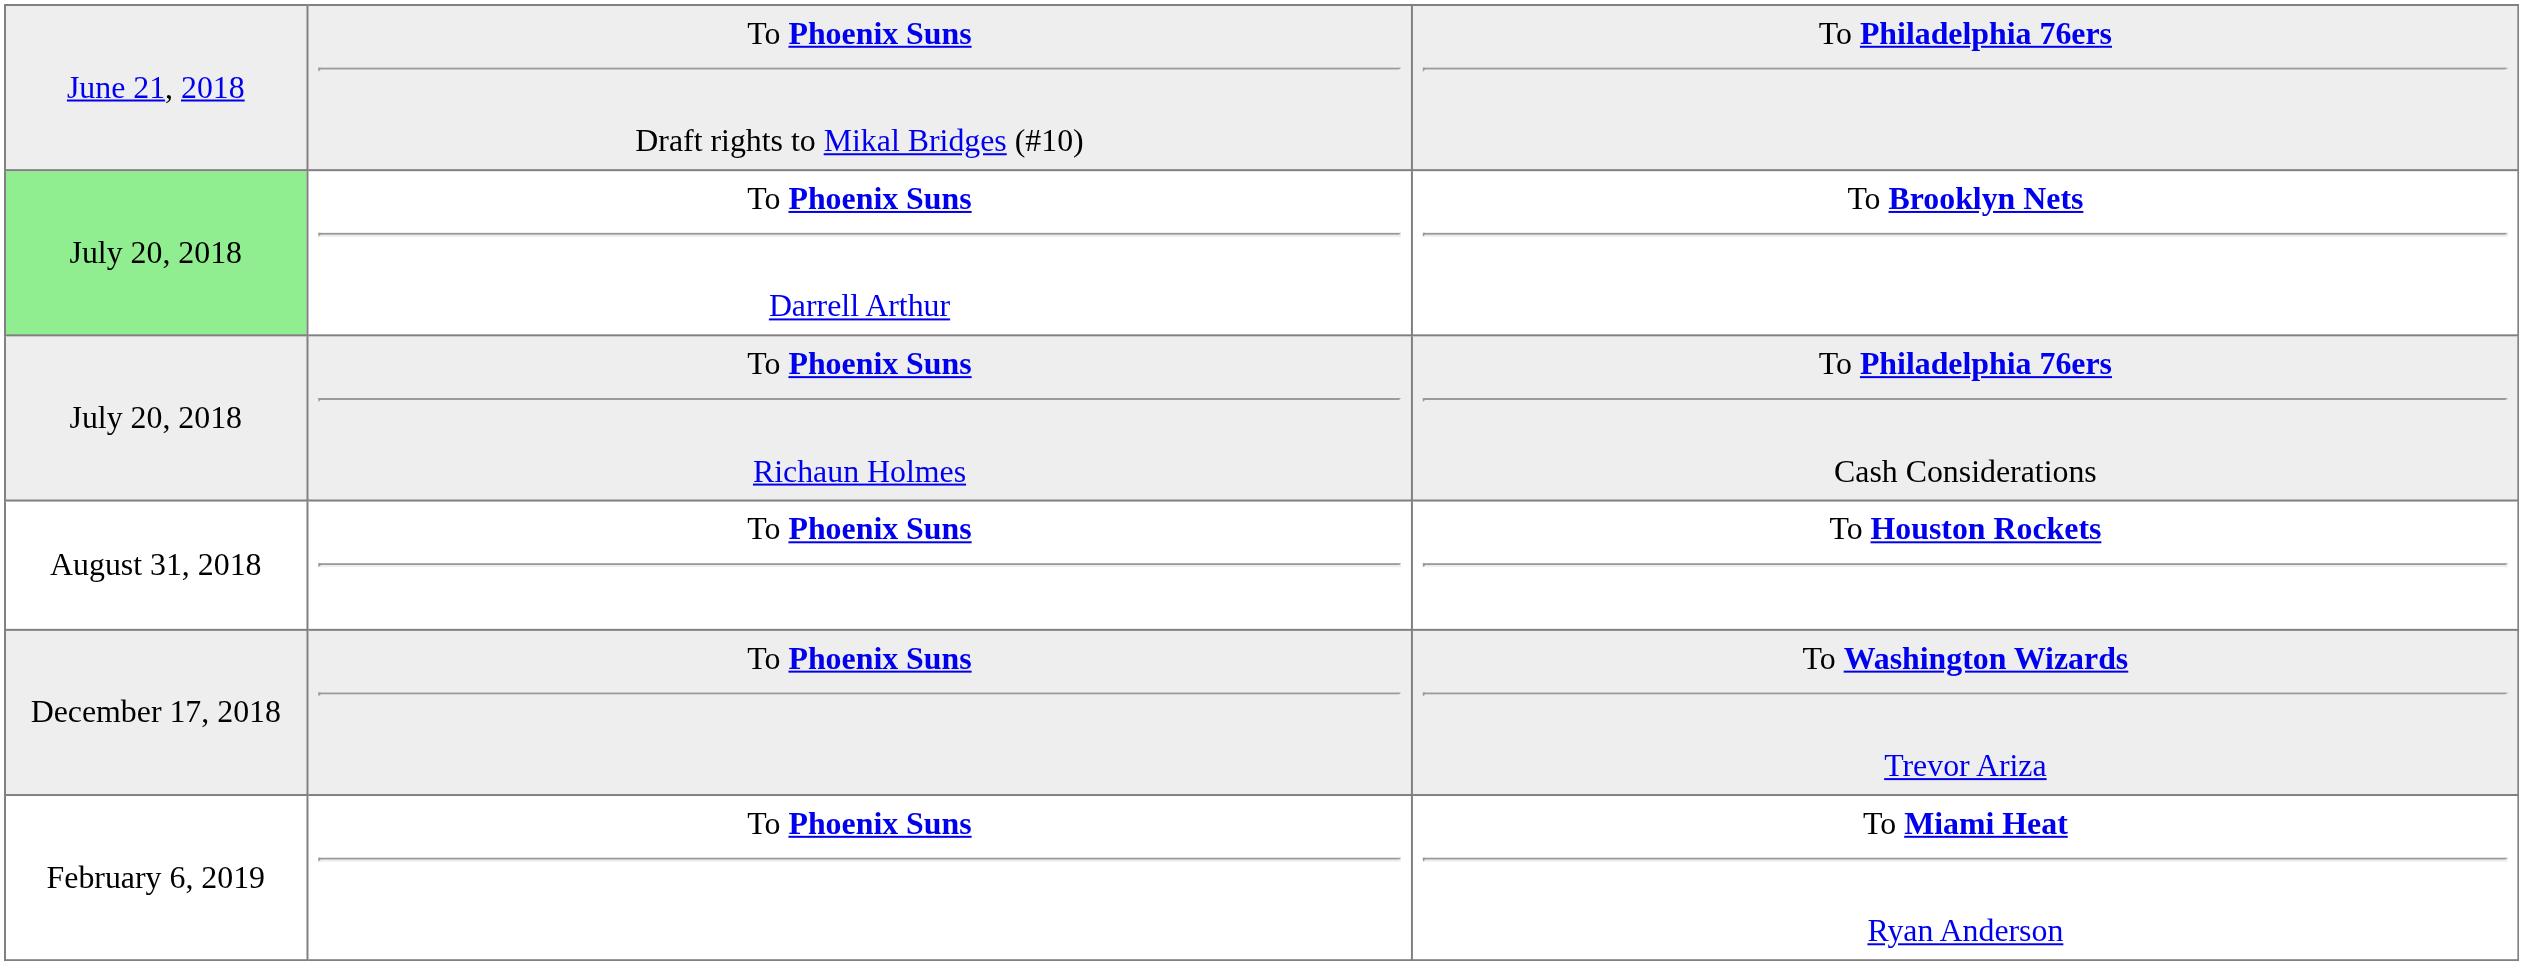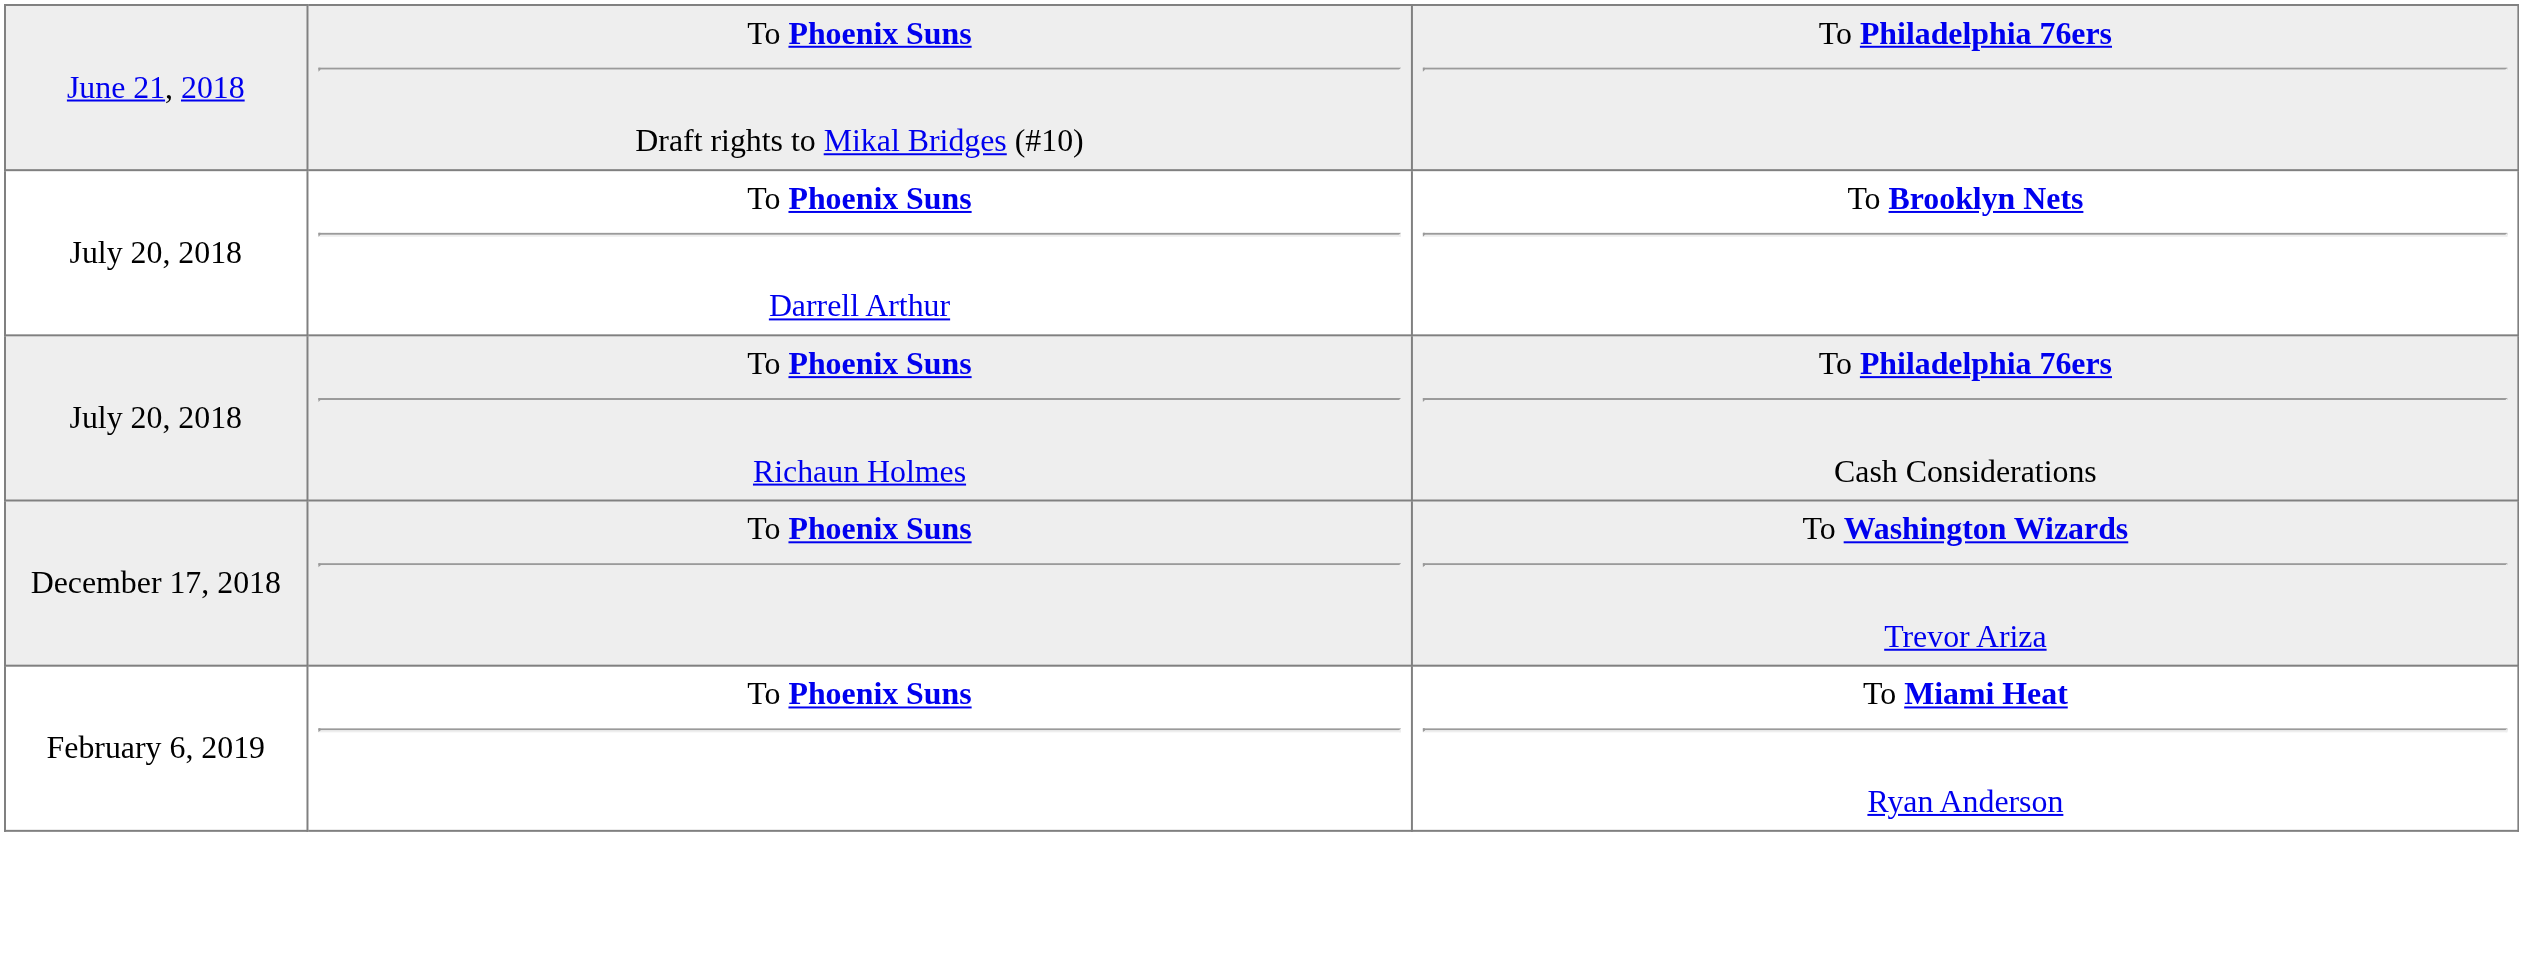(156, 252) lightgreen background -> (156, 252) no background
- row: (1965, 539)
